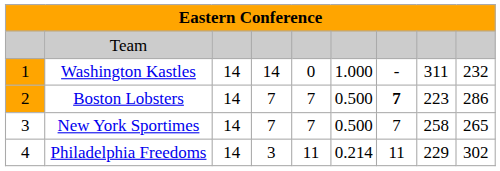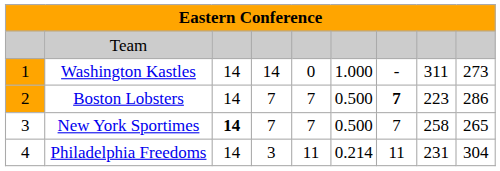(476, 71) 232 -> (476, 71) 273
(232, 125) normal -> (232, 125) bold
(436, 152) 229 -> (436, 152) 231
(476, 152) 302 -> (476, 152) 304
